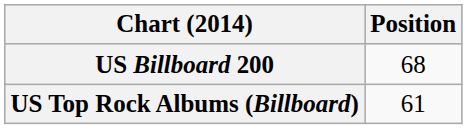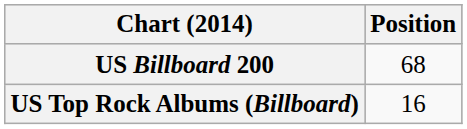(413, 103) 61 -> (413, 103) 16
